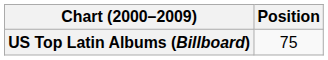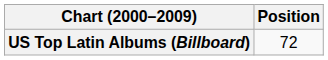(289, 42) 75 -> (289, 42) 72
